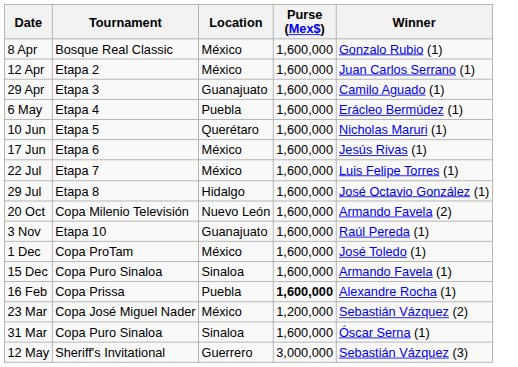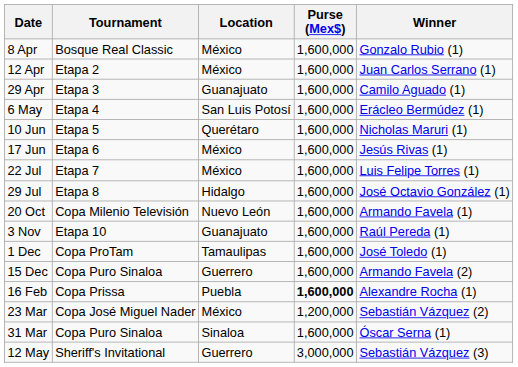(221, 110) Puebla -> (246, 110) San Luis Potosí
(395, 211) Armando Favela (2) -> (416, 211) Armando Favela (1)
(222, 251) México -> (234, 251) Tamaulipas
(223, 272) Sinaloa -> (227, 272) Guerrero
(395, 272) Armando Favela (1) -> (416, 272) Armando Favela (2)
